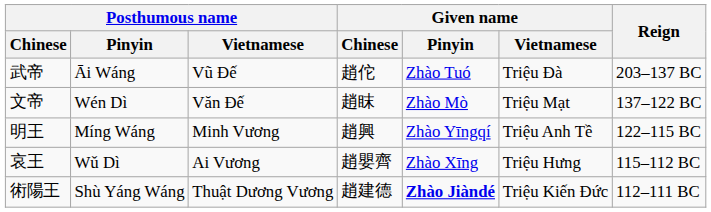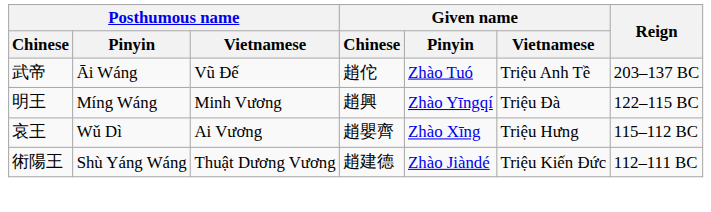(533, 72) Triệu Đà -> (545, 72) Triệu Anh Tề
- row: (27, 101)
(548, 132) Triệu Anh Tề -> (530, 102) Triệu Đà
(450, 191) bold -> (449, 162) normal
